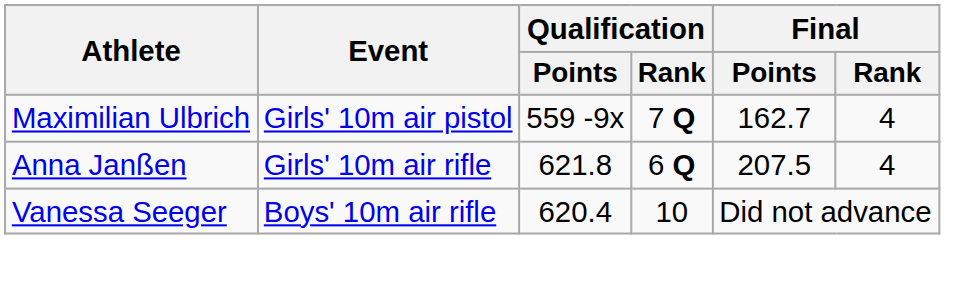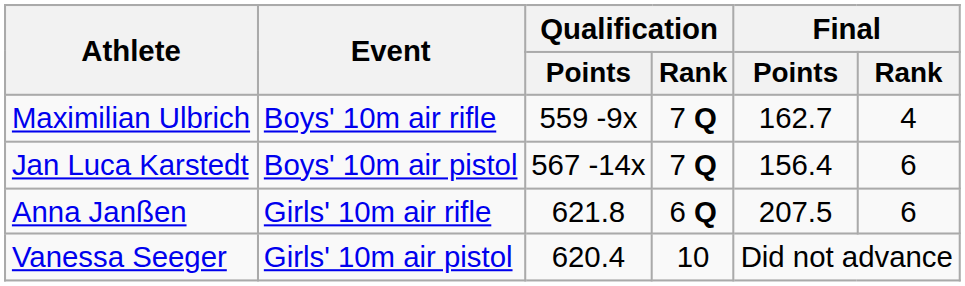(388, 119) Girls' 10m air pistol -> (380, 119) Boys' 10m air rifle
+ row: (130, 165)
(887, 165) 4 -> (909, 212) 6
(380, 212) Boys' 10m air rifle -> (388, 258) Girls' 10m air pistol
